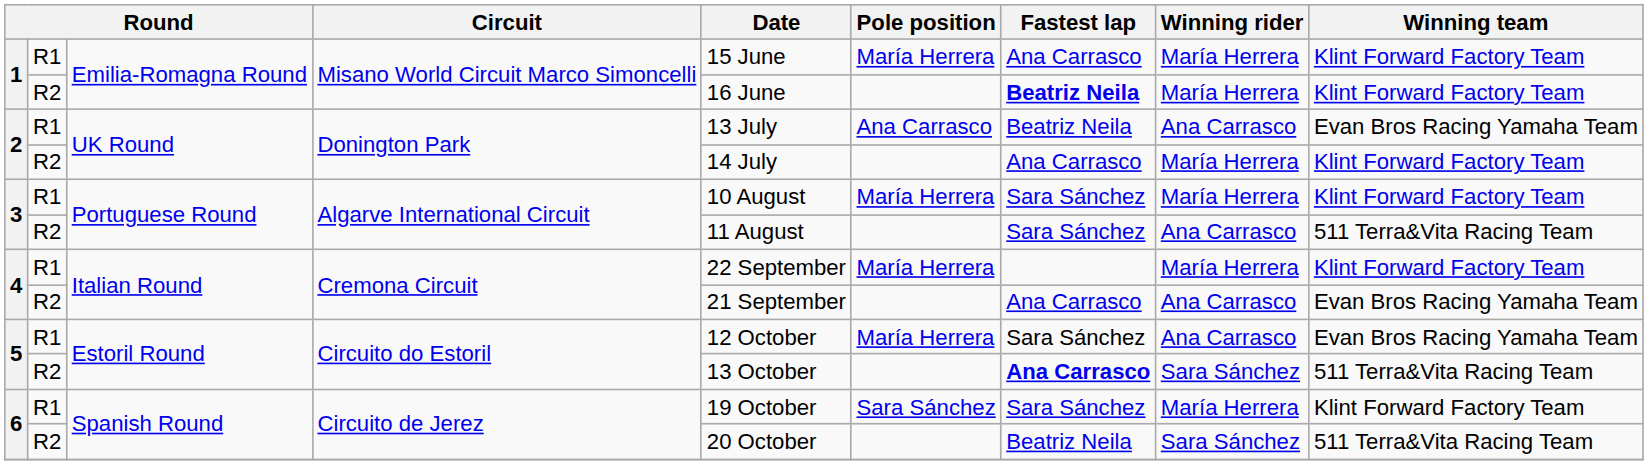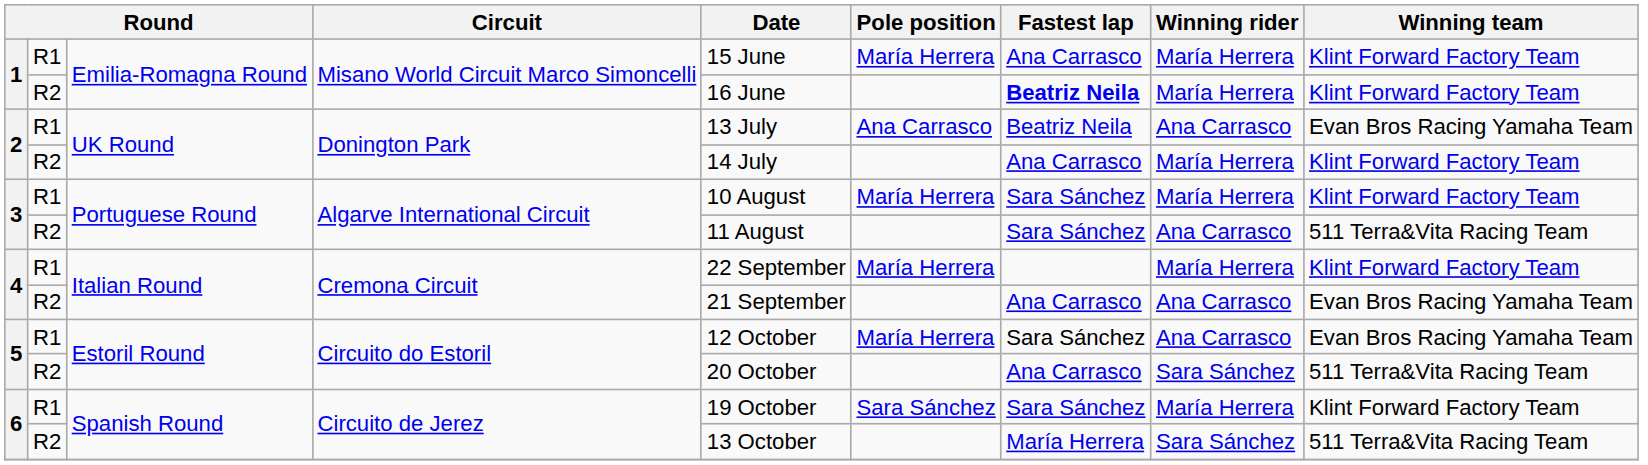(762, 371) 13 October -> (762, 371) 20 October
(1078, 371) bold -> (1074, 371) normal
(762, 441) 20 October -> (762, 441) 13 October
(1069, 441) Beatriz Neila -> (1075, 441) María Herrera
